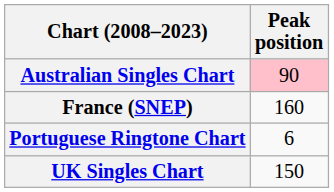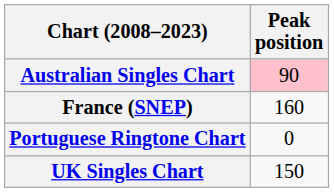(289, 139) 6 -> (289, 139) 0
